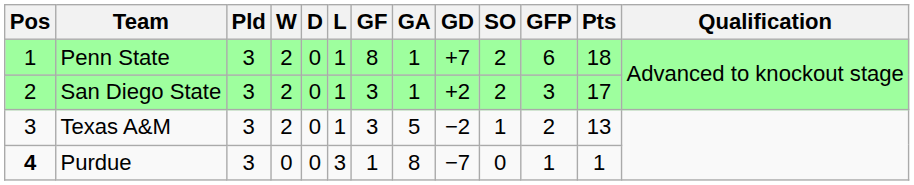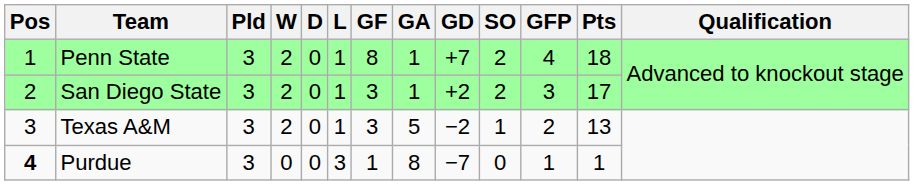(549, 57) 6 -> (549, 57) 4
